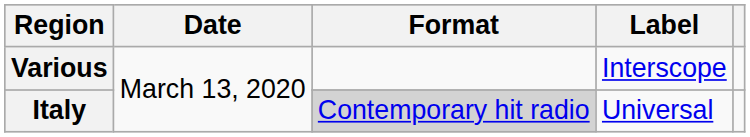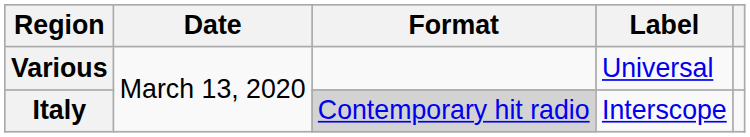(664, 68) Interscope -> (658, 68) Universal
(658, 110) Universal -> (664, 110) Interscope
